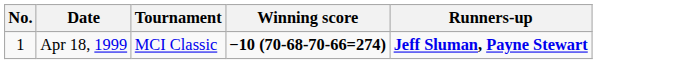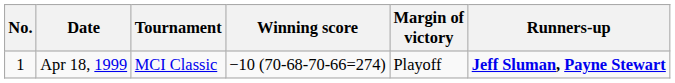+ column: (429, 27)
(308, 45) bold -> (308, 64) normal
